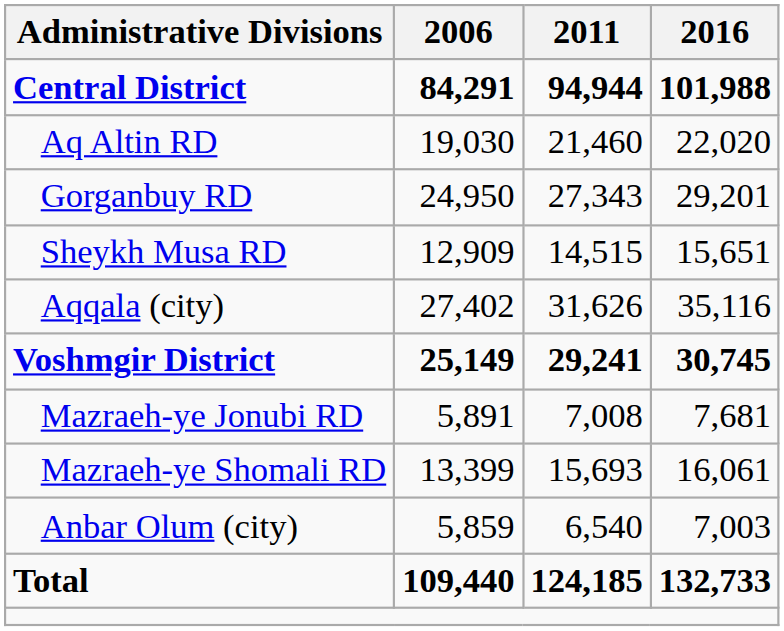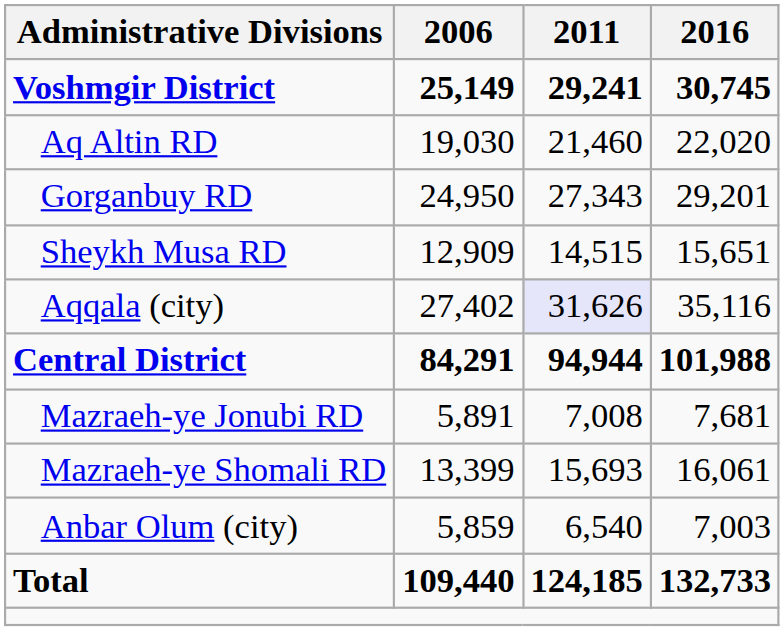rows swapped: (130, 86) <-> (144, 360)
(595, 305) no background -> (595, 305) lavender background
